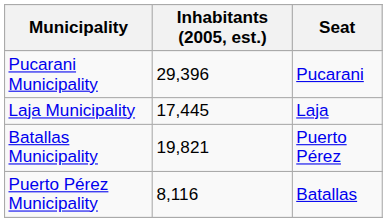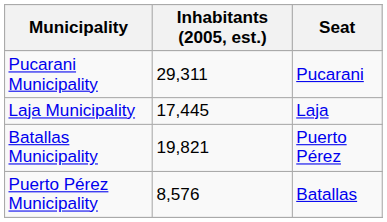(183, 74) 29,396 -> (182, 74) 29,311
(177, 194) 8,116 -> (178, 194) 8,576
